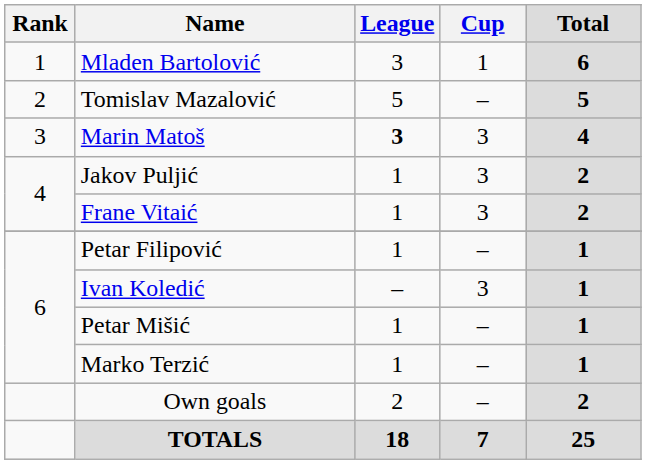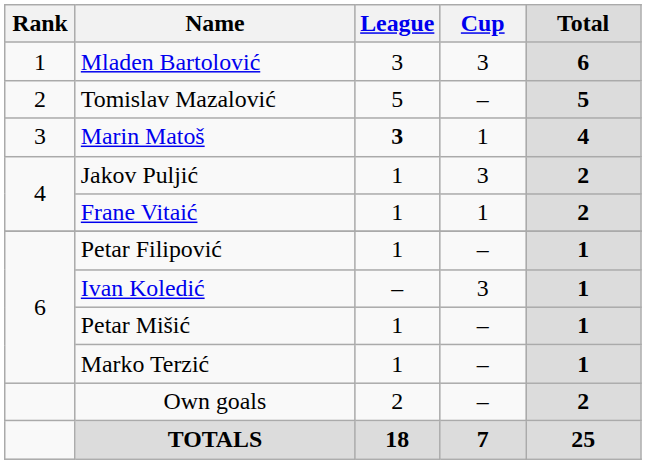(483, 61) 1 -> (483, 61) 3
(483, 136) 3 -> (483, 136) 1
(483, 212) 3 -> (483, 212) 1
